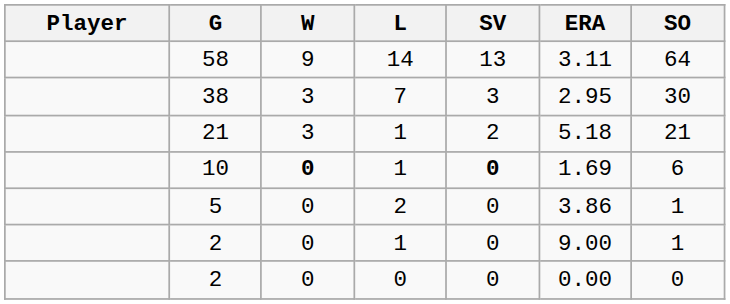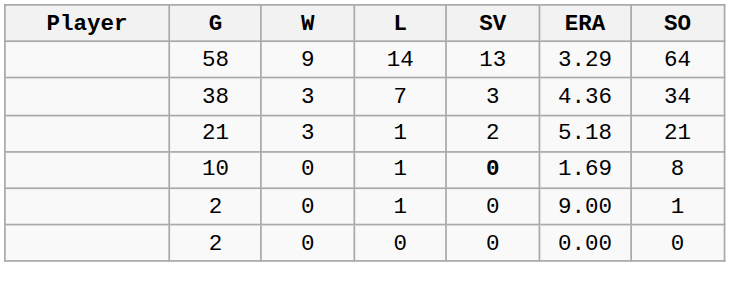(585, 60) 3.11 -> (585, 60) 3.29
(585, 97) 2.95 -> (585, 97) 4.36
(678, 97) 30 -> (678, 97) 34
(308, 170) bold -> (308, 170) normal
(678, 170) 6 -> (678, 170) 8
- row: (215, 206)
